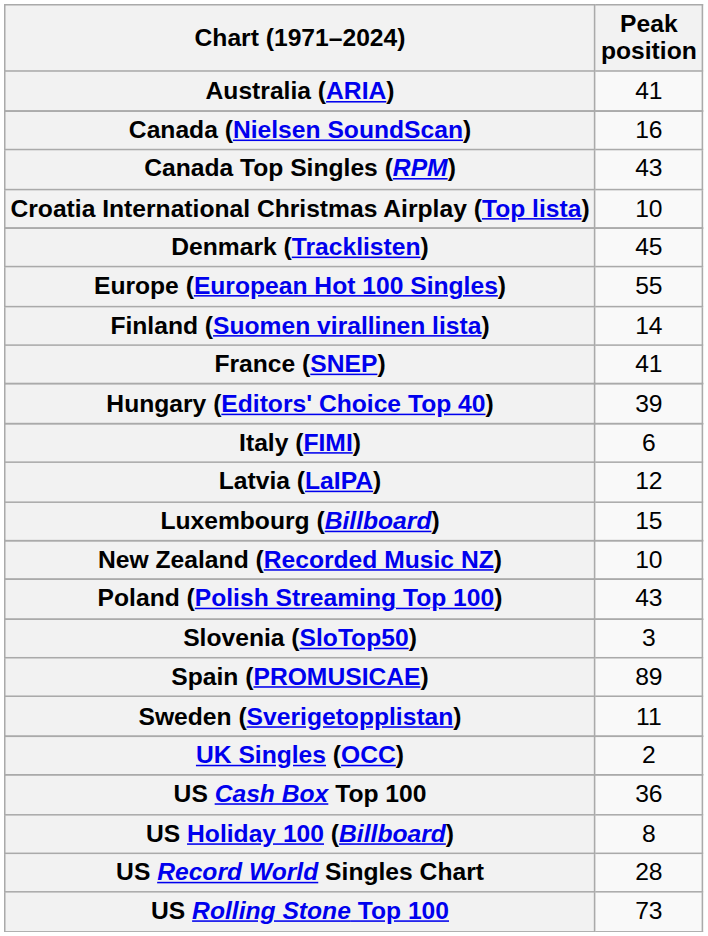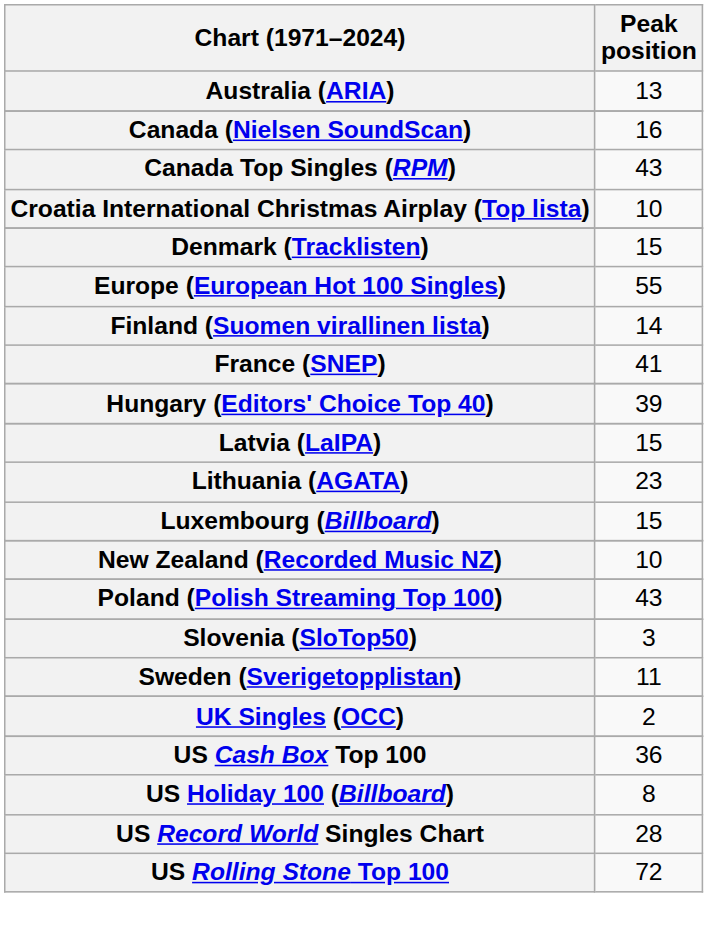(649, 90) 41 -> (649, 90) 13
(649, 247) 45 -> (649, 247) 15
- row: (300, 442)
(649, 481) 12 -> (649, 442) 15
+ row: (300, 481)
- row: (300, 676)
(649, 911) 73 -> (649, 872) 72
